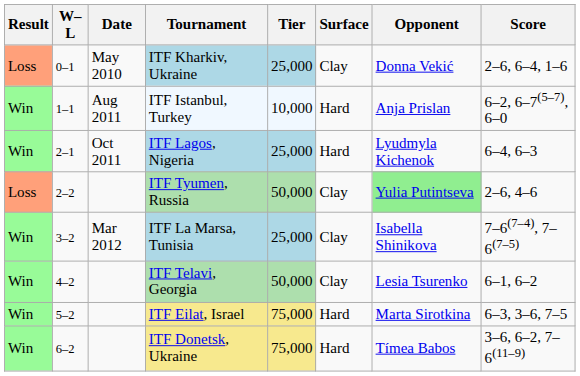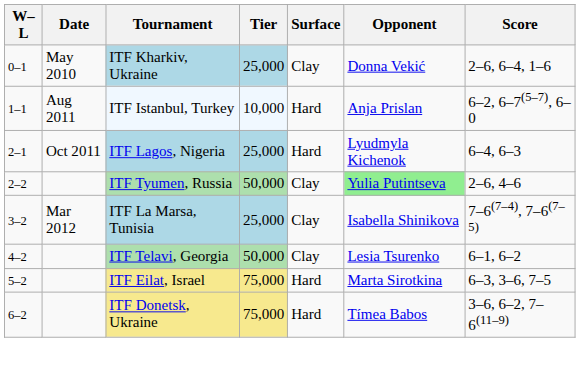- column: (28, 24)
